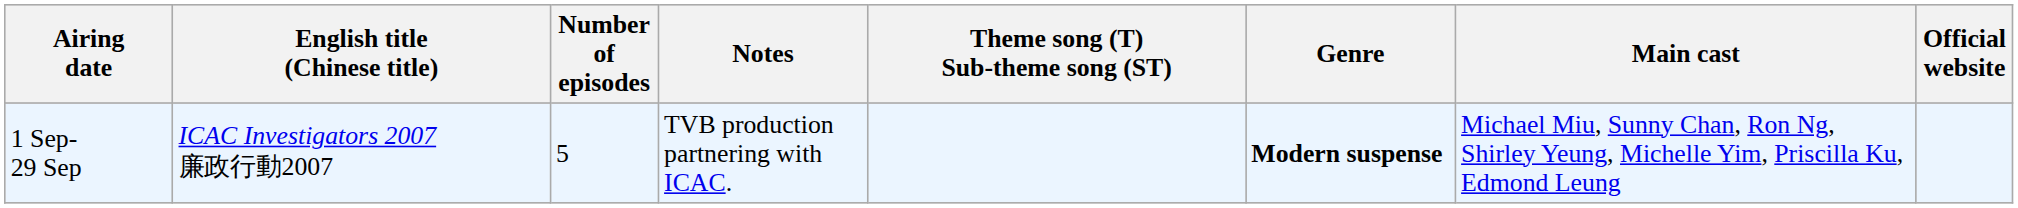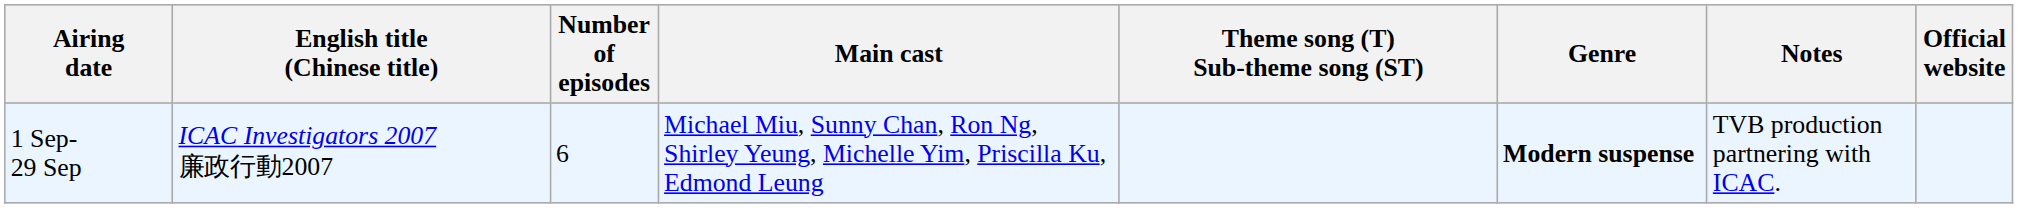columns swapped: (1686, 53) <-> (763, 53)
(563, 152) 5 -> (563, 152) 6
